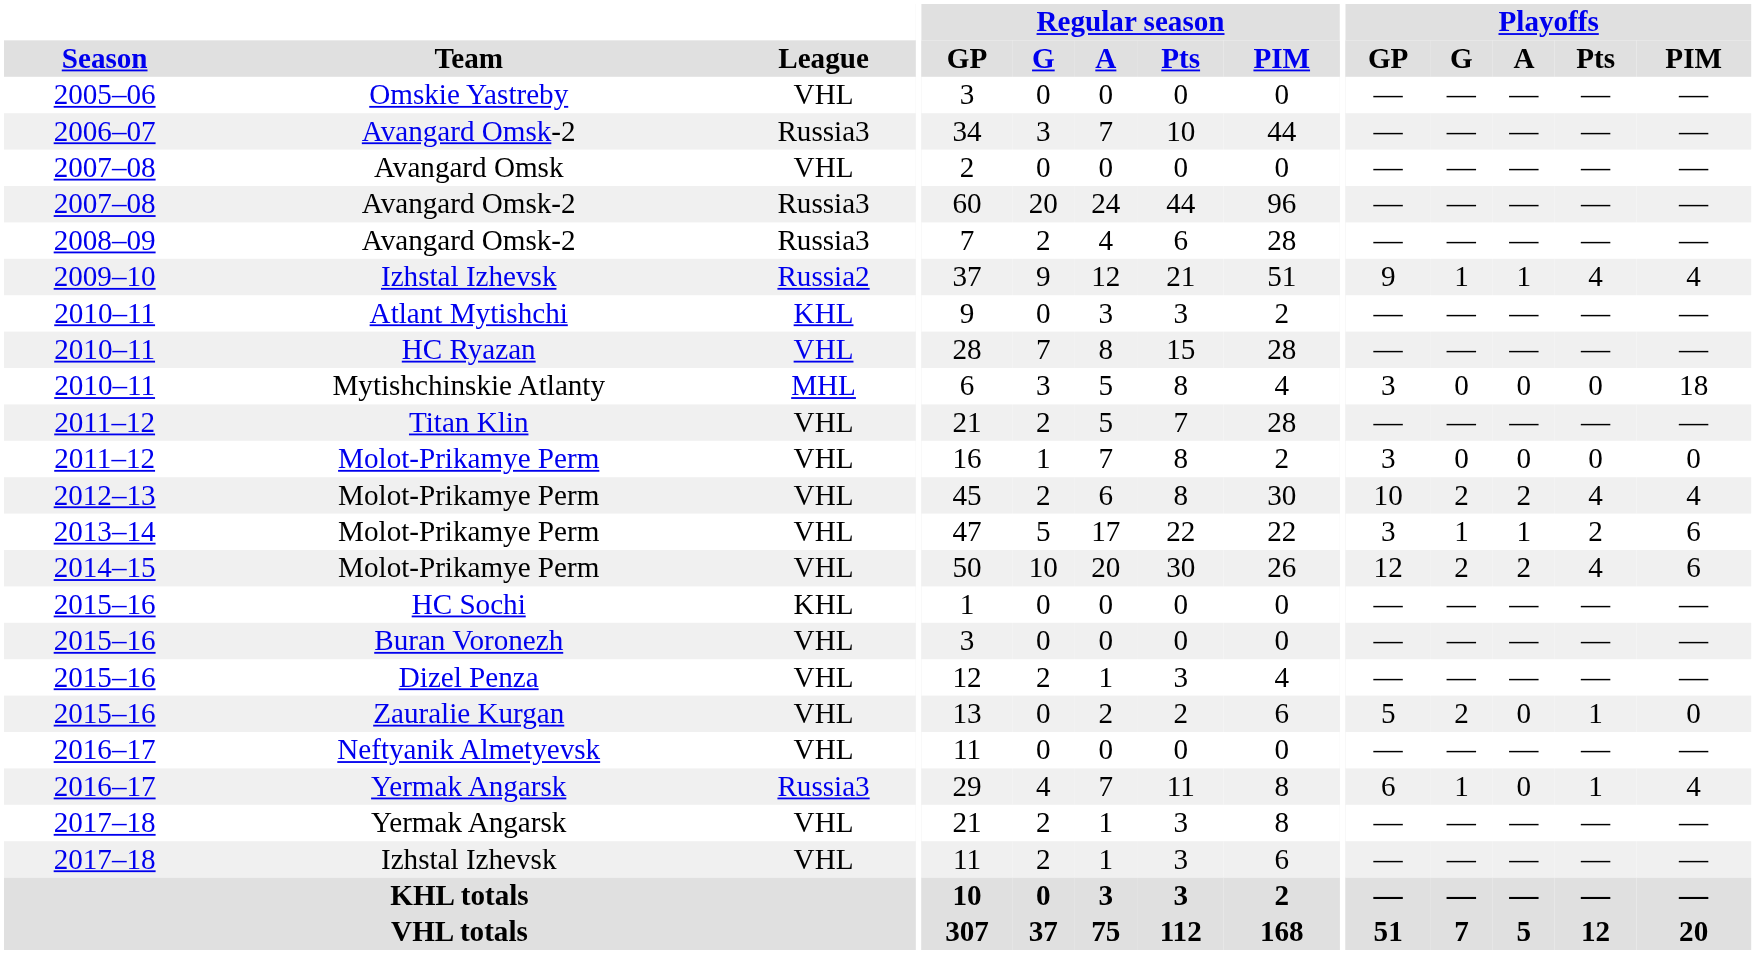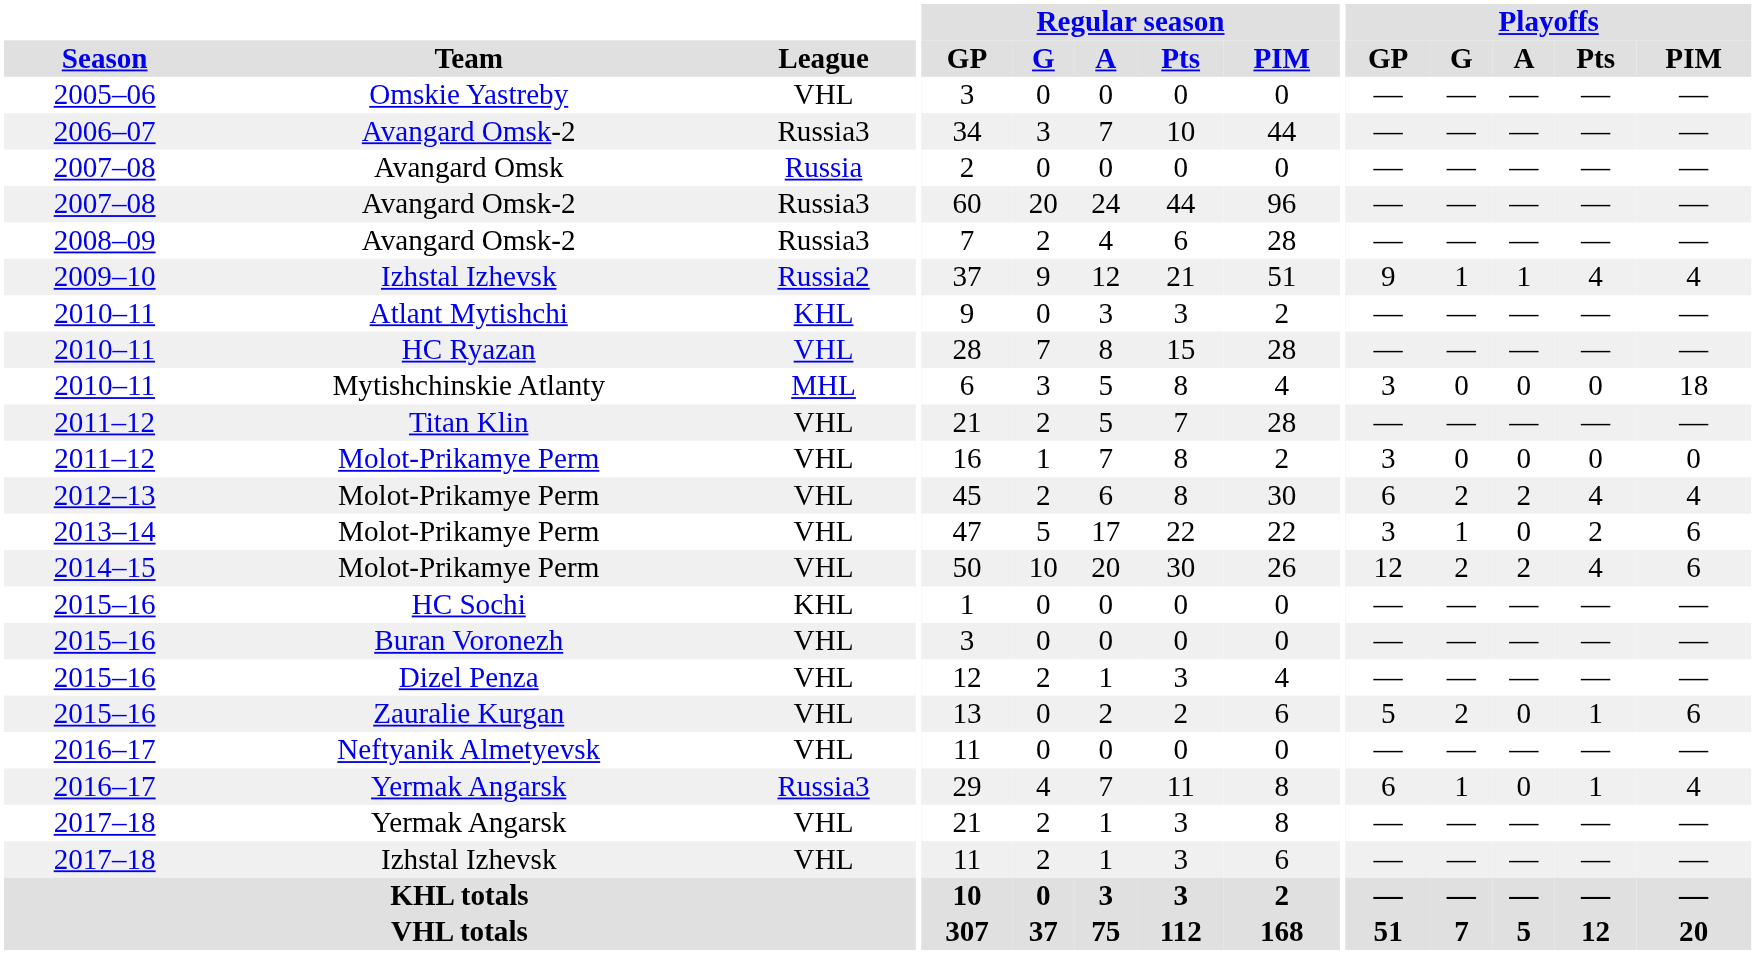(824, 167) VHL -> (824, 167) Russia
(1388, 494) 10 -> (1388, 494) 6
(1524, 531) 1 -> (1524, 531) 0
(1694, 713) 0 -> (1694, 713) 6
